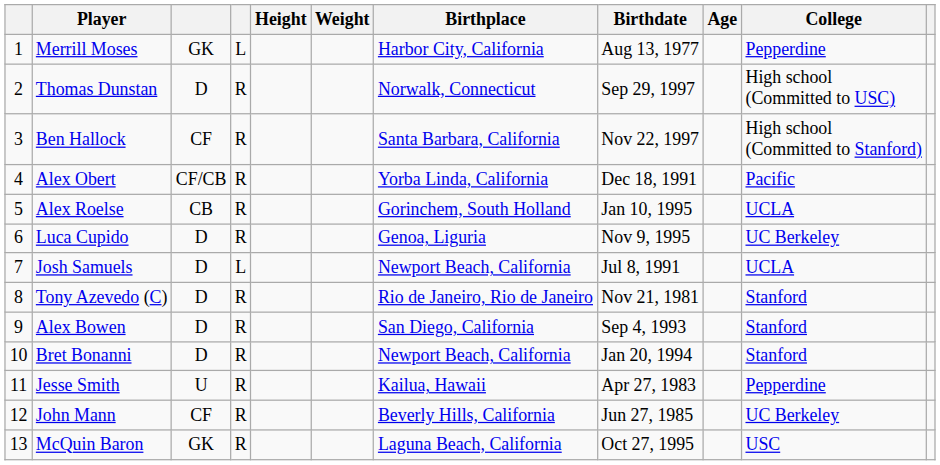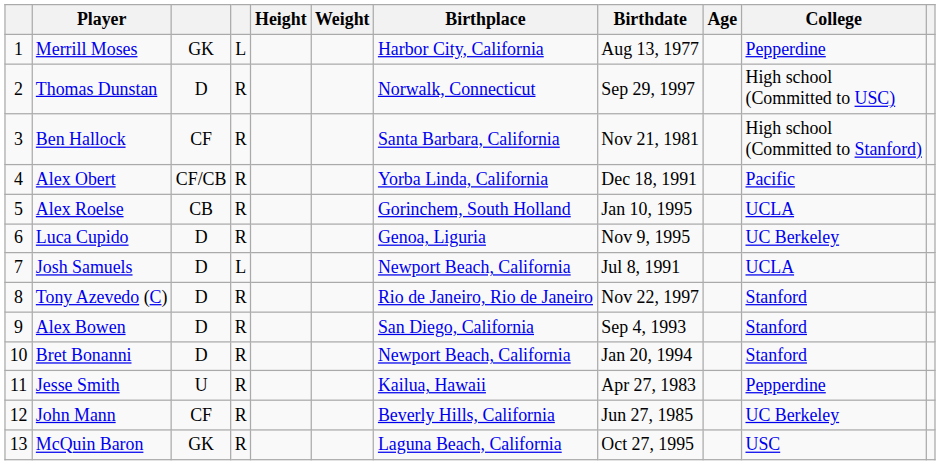(650, 139) Nov 22, 1997 -> (650, 139) Nov 21, 1981
(650, 297) Nov 21, 1981 -> (650, 297) Nov 22, 1997
